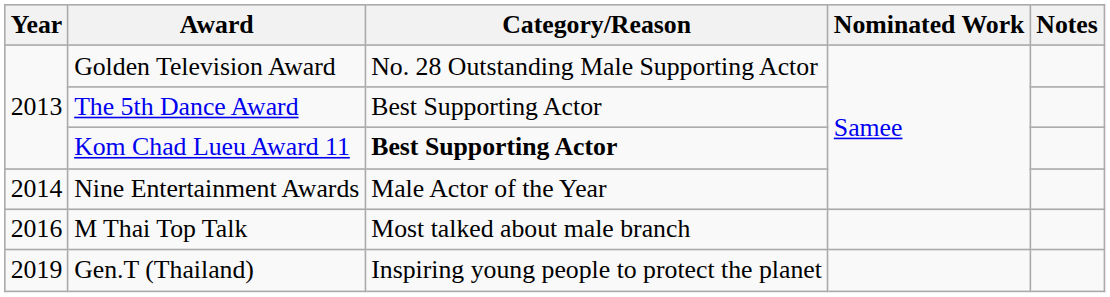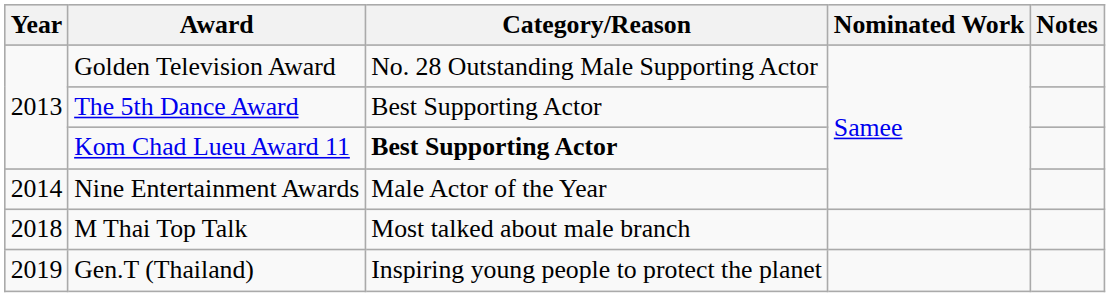(37, 229) 2016 -> (37, 229) 2018
